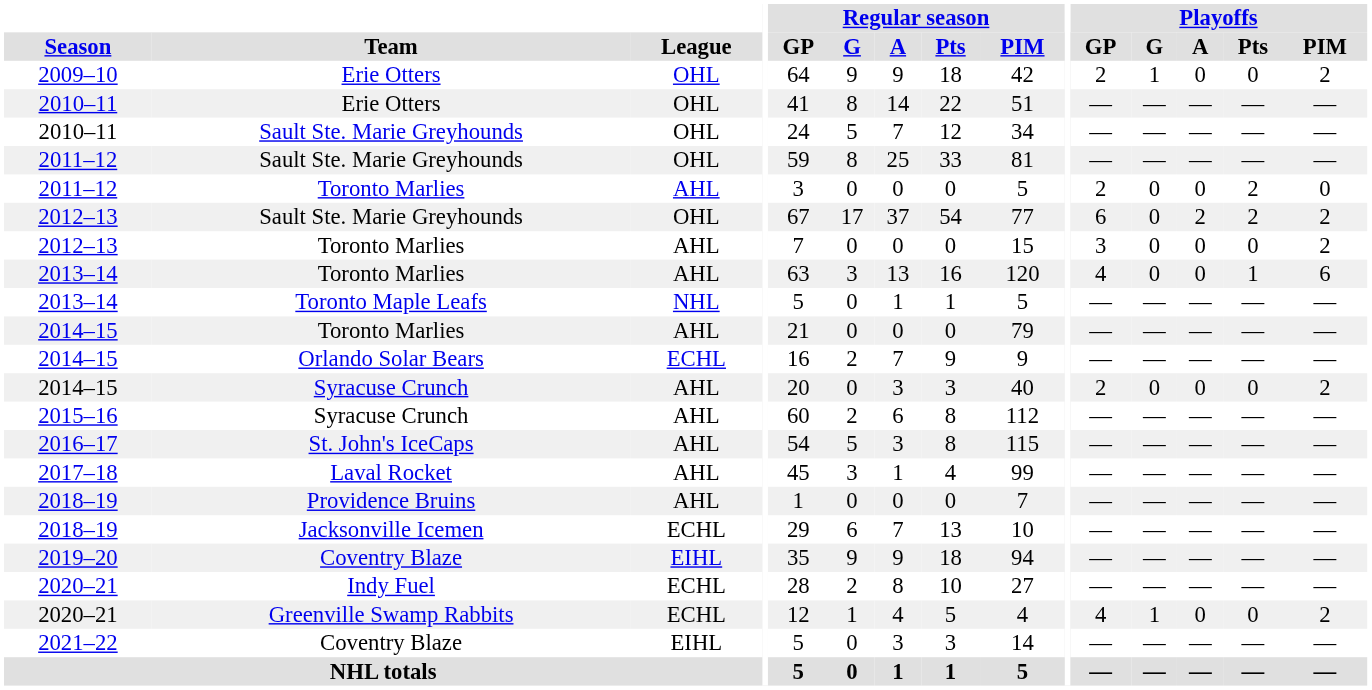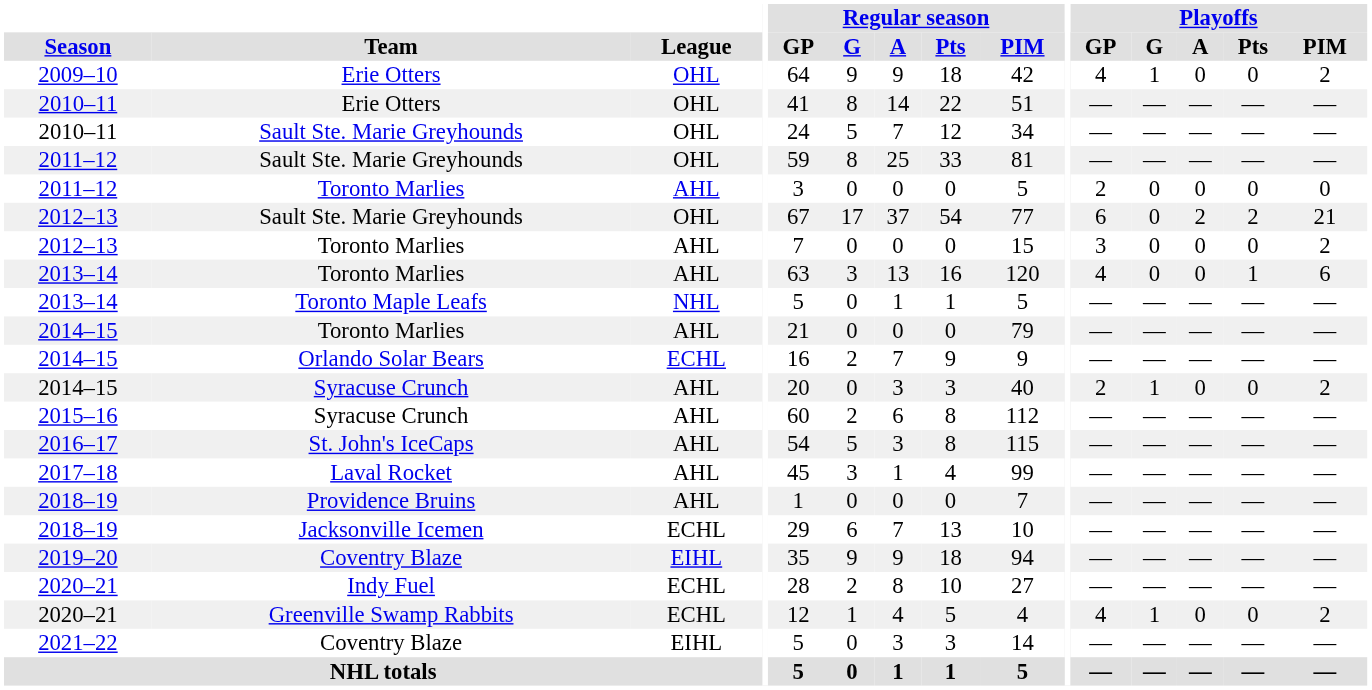(1101, 74) 2 -> (1101, 74) 4
(1253, 188) 2 -> (1253, 188) 0
(1325, 216) 2 -> (1325, 216) 21
(1154, 387) 0 -> (1154, 387) 1
